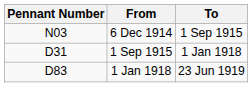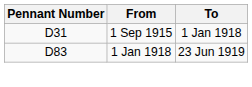- row: (141, 33)
